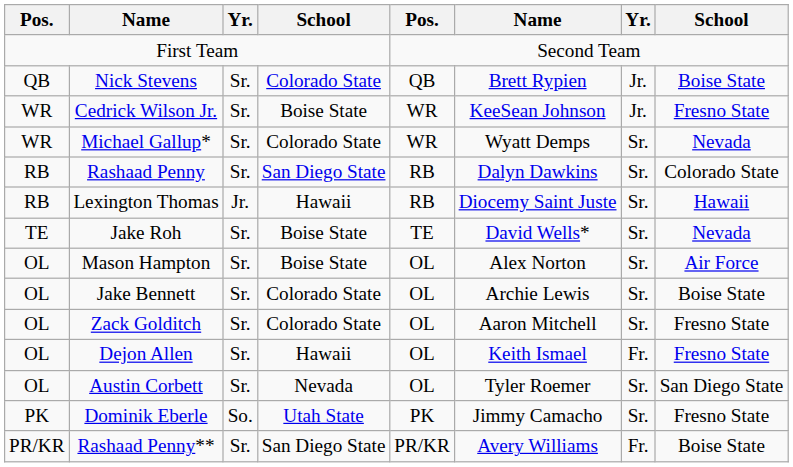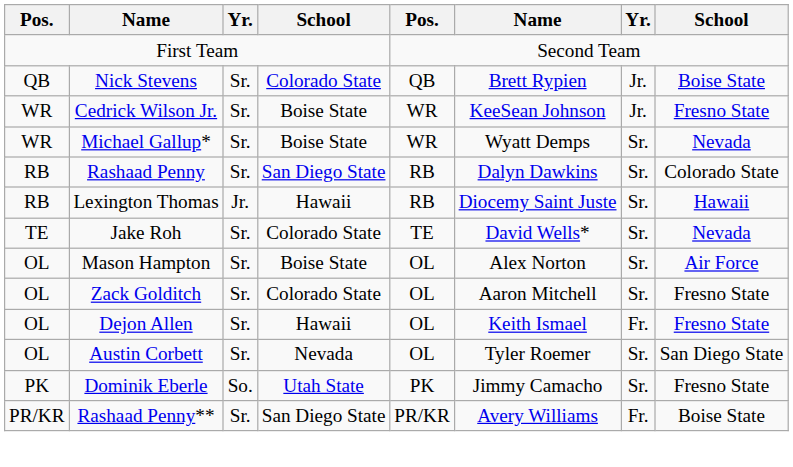(324, 141) Colorado State -> (324, 141) Boise State
(324, 232) Boise State -> (324, 232) Colorado State
- row: (146, 293)
